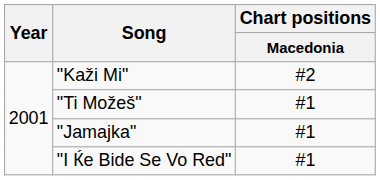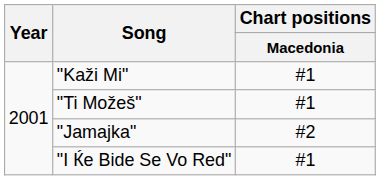(305, 75) #2 -> (305, 75) #1
(305, 132) #1 -> (305, 132) #2
